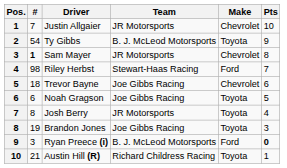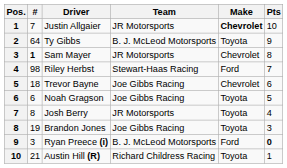(240, 26) normal -> (241, 26) bold
(35, 41) 54 -> (35, 41) 64
